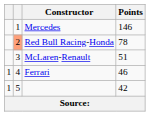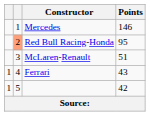(123, 42) 78 -> (123, 42) 95
(123, 72) 46 -> (123, 72) 43
